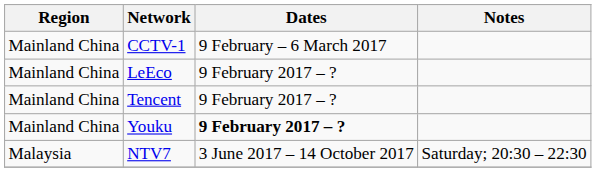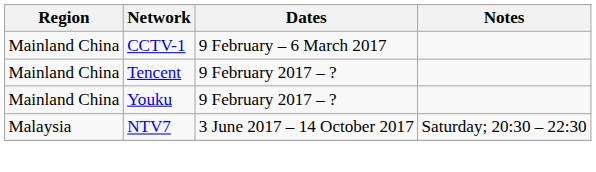- row: (150, 72)
(272, 126) bold -> (268, 99) normal
